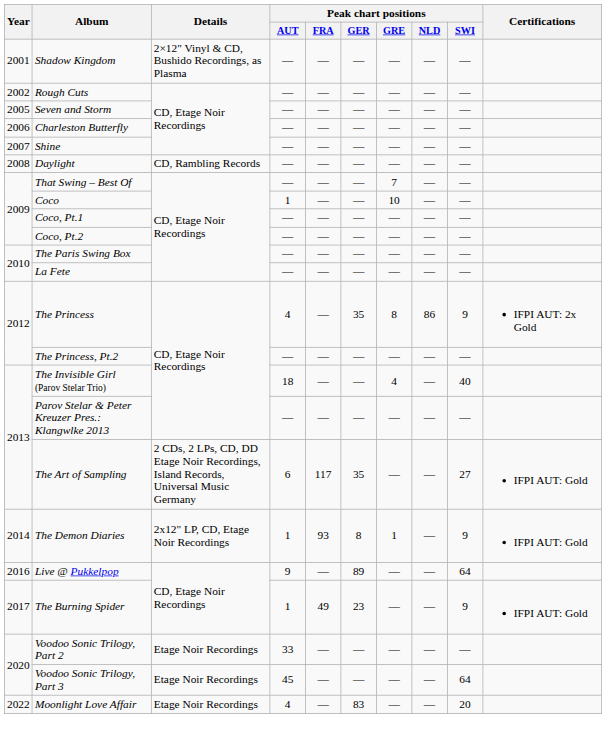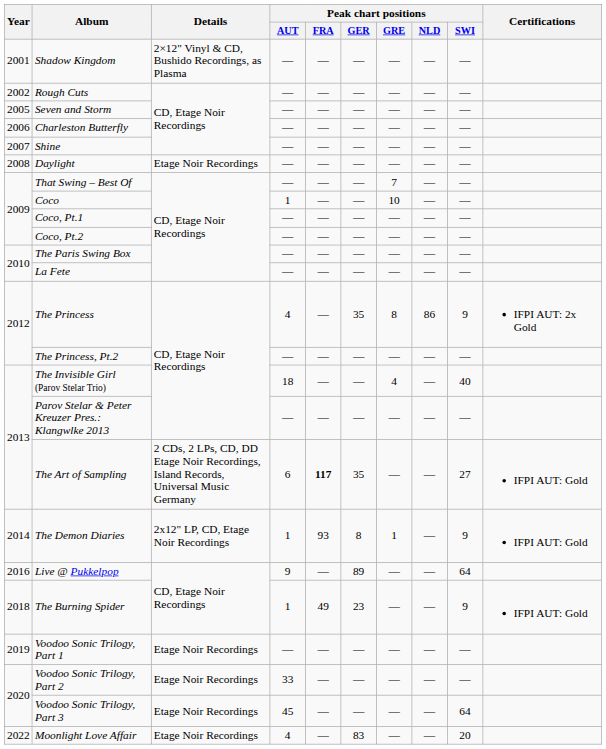(207, 164) CD, Rambling Records -> (206, 164) Etage Noir Recordings
(323, 474) normal -> (323, 474) bold
(18, 607) 2017 -> (18, 607) 2018
+ row: (85, 649)
